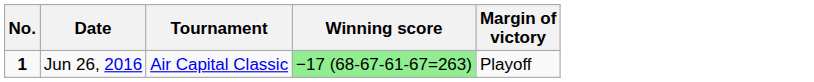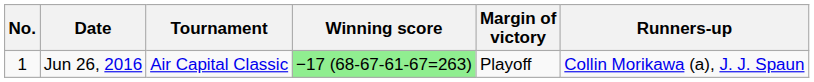+ column: (684, 28)
(22, 64) bold -> (22, 64) normal
